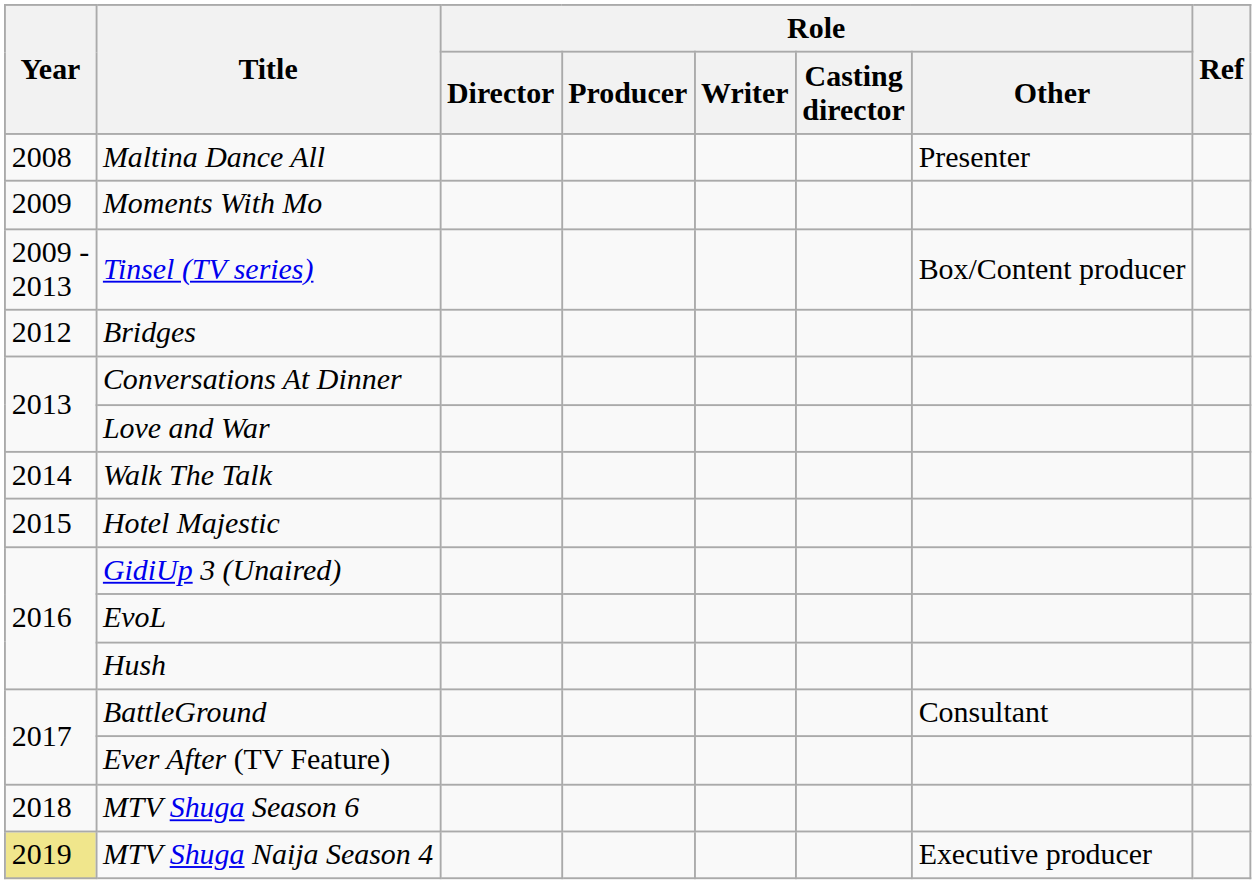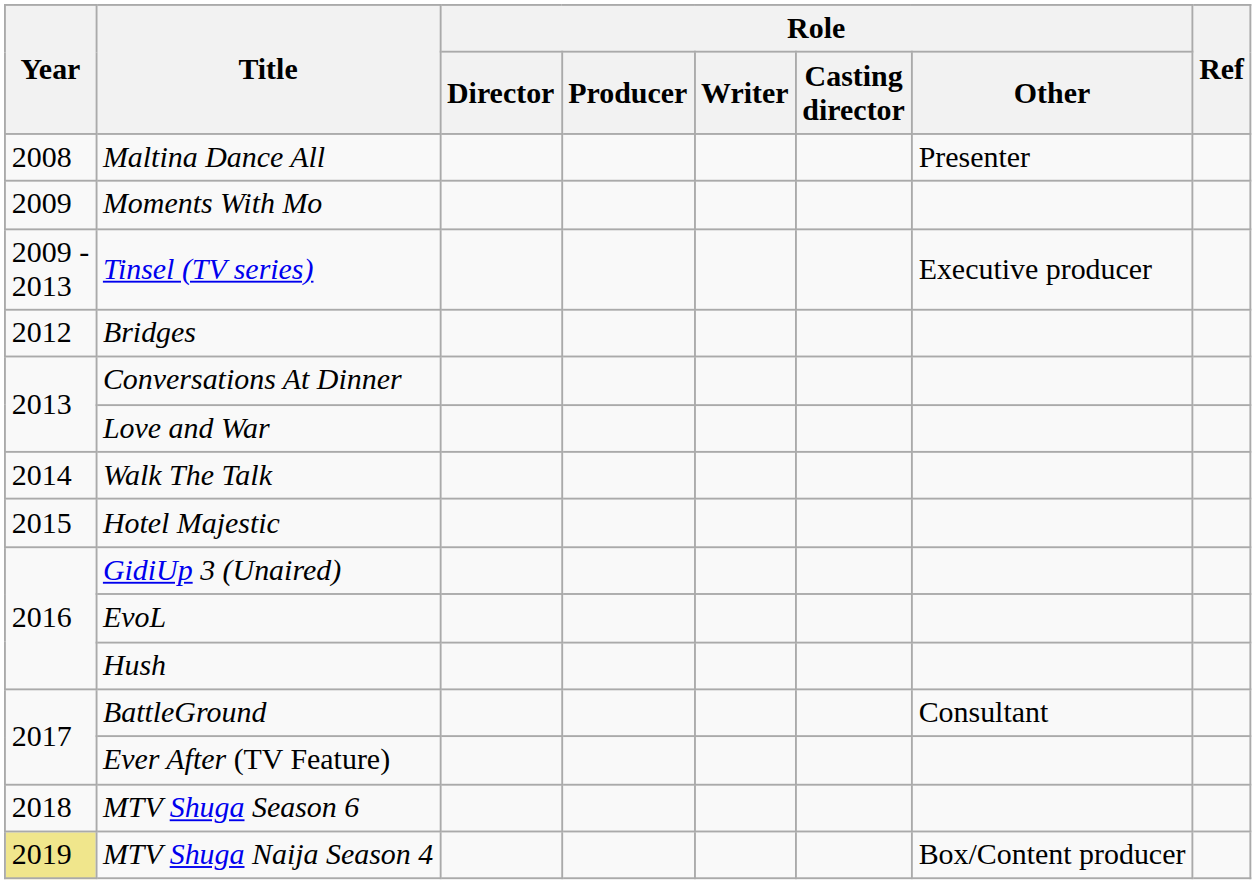(1052, 268) Box/Content producer -> (1035, 268) Executive producer
(1035, 854) Executive producer -> (1052, 854) Box/Content producer
